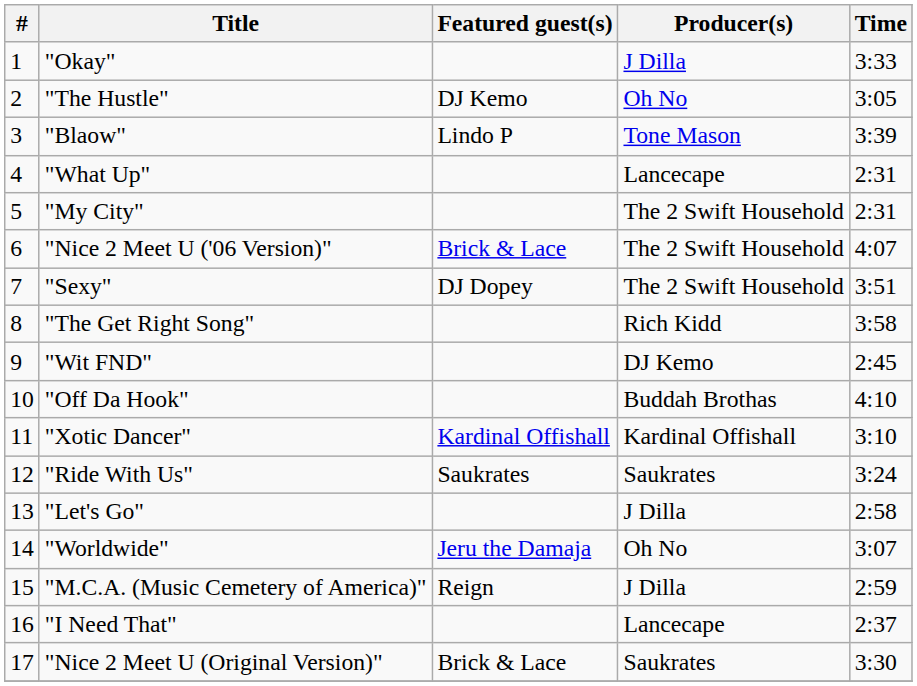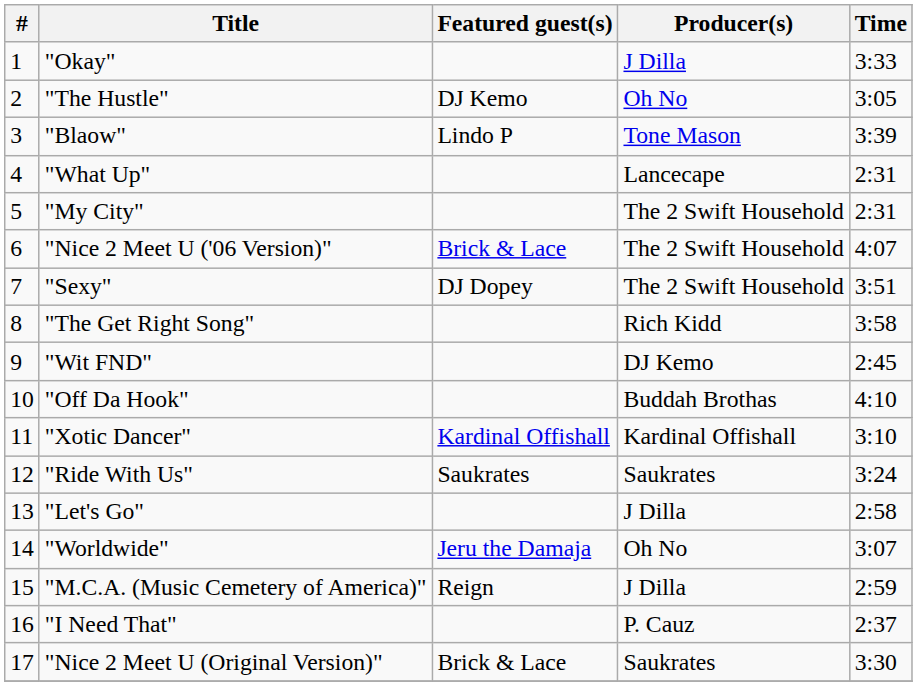(674, 624) Lancecape -> (659, 624) P. Cauz
